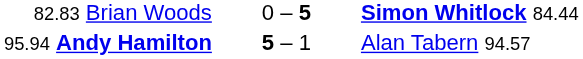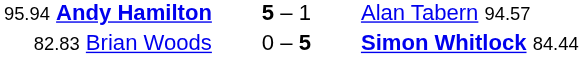rows swapped: (123, 12) <-> (108, 43)
